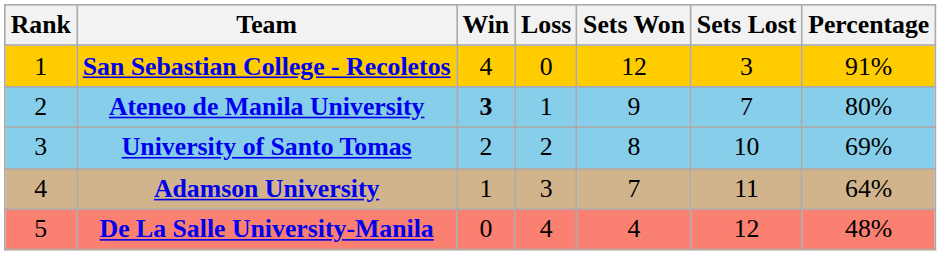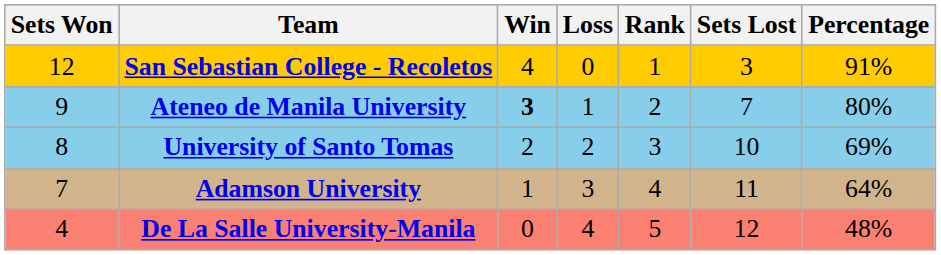columns swapped: (41, 24) <-> (634, 24)
